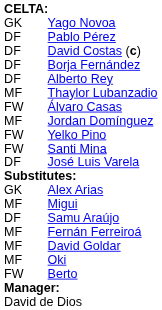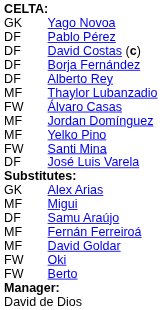(14, 134) FW -> (13, 134) MF
(13, 260) MF -> (14, 260) FW
